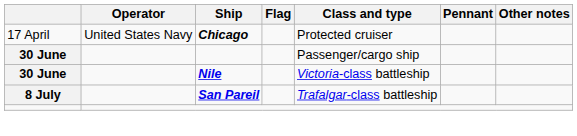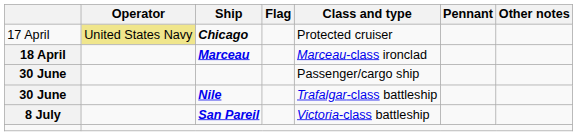(138, 34) no background -> (138, 34) khaki background
+ row: (43, 54)
(363, 74) Victoria-class battleship -> (367, 94) Trafalgar-class battleship
(367, 94) Trafalgar-class battleship -> (363, 114) Victoria-class battleship
